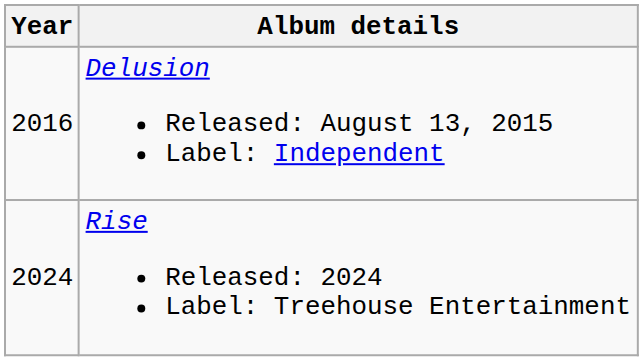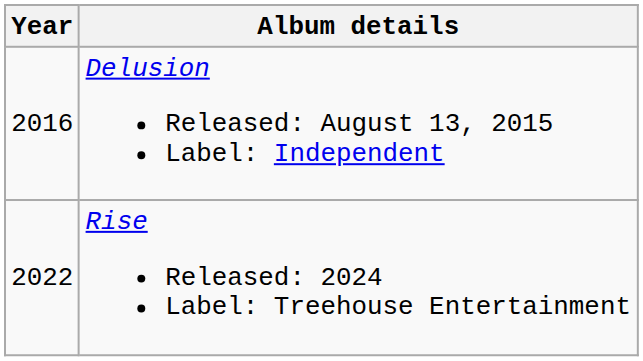(42, 278) 2024 -> (42, 278) 2022
